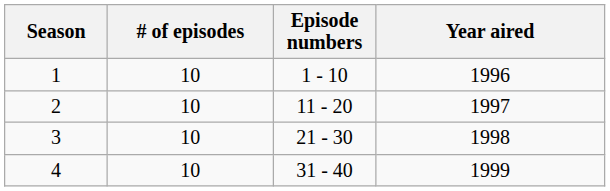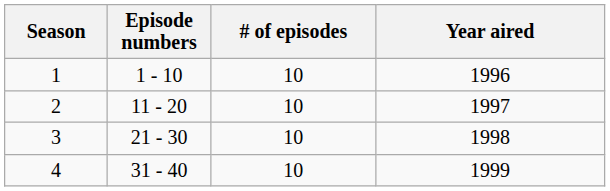columns swapped: (325, 31) <-> (190, 31)
